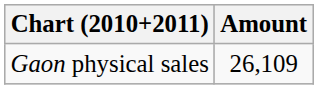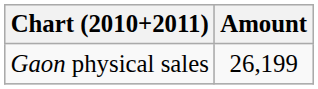(264, 63) 26,109 -> (264, 63) 26,199
